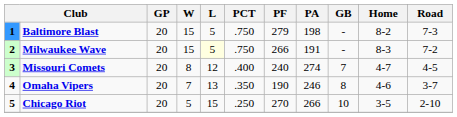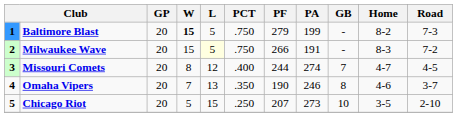(189, 31) normal -> (189, 31) bold
(312, 31) 198 -> (312, 31) 199
(280, 67) 240 -> (280, 67) 244
(280, 103) 270 -> (280, 103) 207
(312, 103) 266 -> (312, 103) 273
